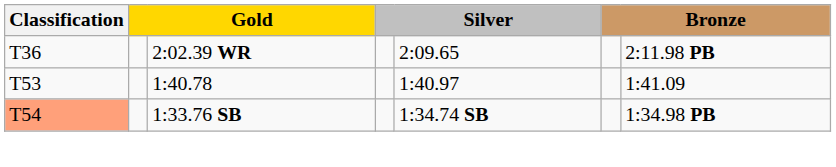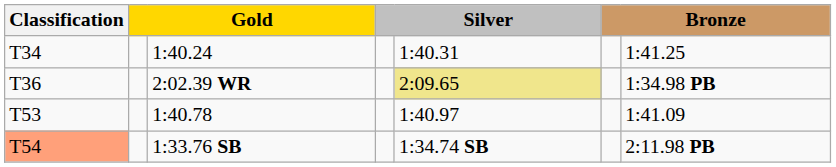+ row: (182, 51)
(429, 51) no background -> (429, 83) khaki background
(670, 51) 2:11.98 PB -> (670, 83) 1:34.98 PB
(670, 114) 1:34.98 PB -> (670, 146) 2:11.98 PB
